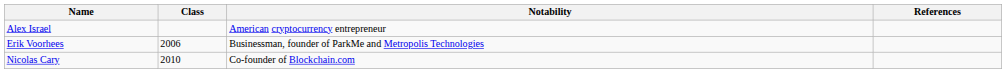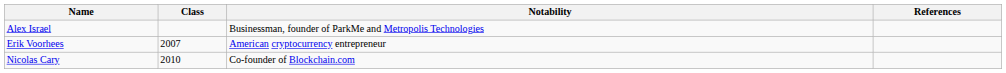(308, 28) American cryptocurrency entrepreneur -> (357, 28) Businessman, founder of ParkMe and Metropolis Technologies
(170, 44) 2006 -> (170, 44) 2007
(357, 44) Businessman, founder of ParkMe and Metropolis Technologies -> (308, 44) American cryptocurrency entrepreneur
